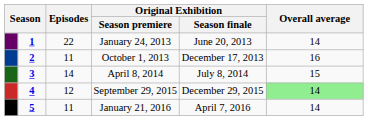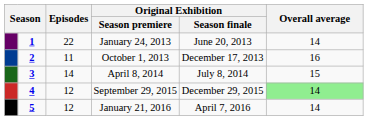(69, 107) 11 -> (69, 107) 12
